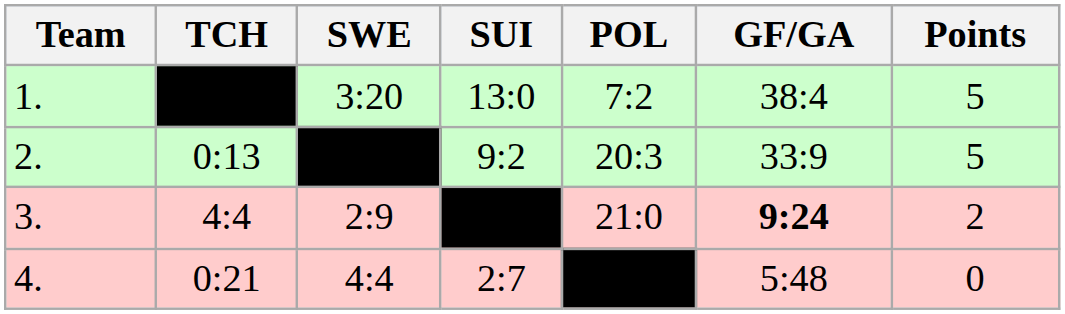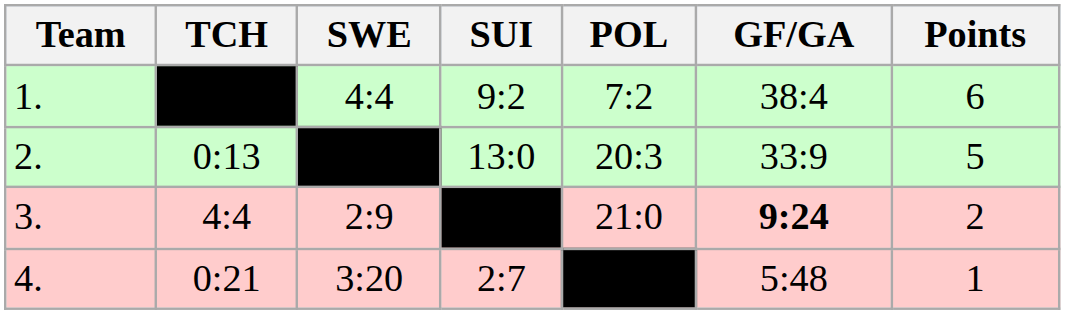(369, 95) 3:20 -> (369, 95) 4:4
(501, 95) 13:0 -> (501, 95) 9:2
(975, 95) 5 -> (975, 95) 6
(501, 156) 9:2 -> (501, 156) 13:0
(369, 277) 4:4 -> (369, 277) 3:20
(975, 277) 0 -> (975, 277) 1
